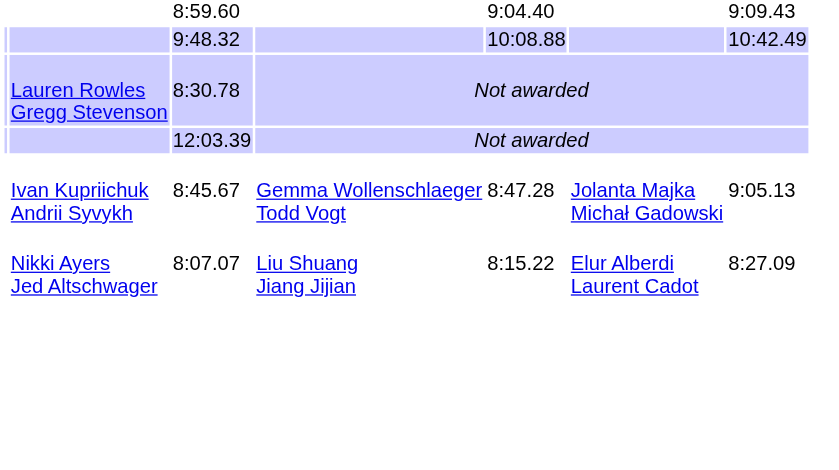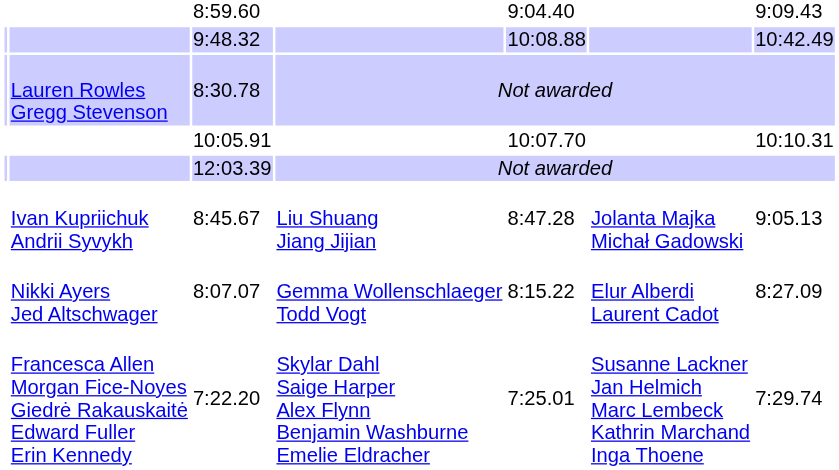+ row: (232, 140)
(369, 202) Gemma Wollenschlaeger Todd Vogt -> (327, 229) Liu Shuang Jiang Jijian
(307, 275) Liu Shuang Jiang Jijian -> (389, 303) Gemma Wollenschlaeger Todd Vogt
+ row: (227, 398)
